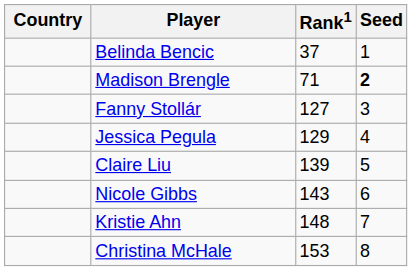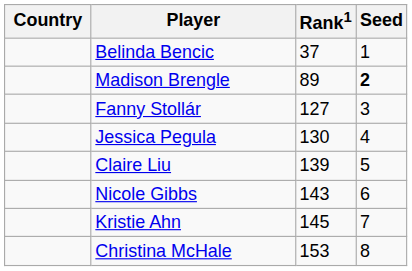(310, 80) 71 -> (310, 80) 89
(315, 137) 129 -> (315, 137) 130
(315, 222) 148 -> (315, 222) 145
